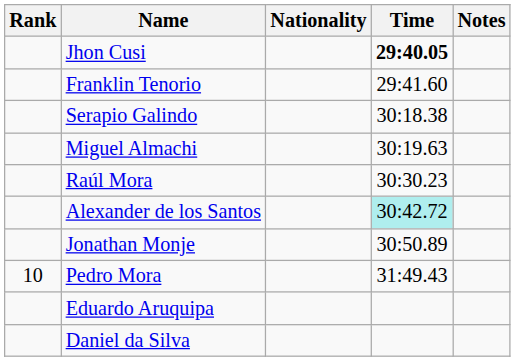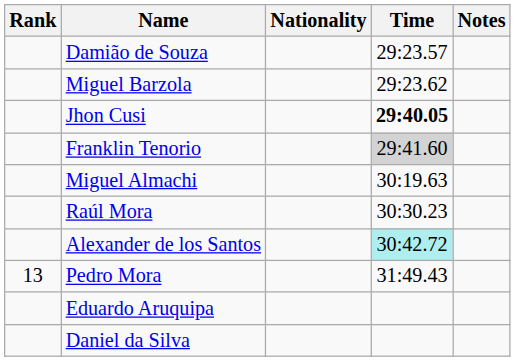+ row: (137, 52)
+ row: (129, 84)
(412, 84) no background -> (412, 148) lightgrey background
- row: (131, 116)
- row: (130, 244)
(33, 276) 10 -> (33, 276) 13
